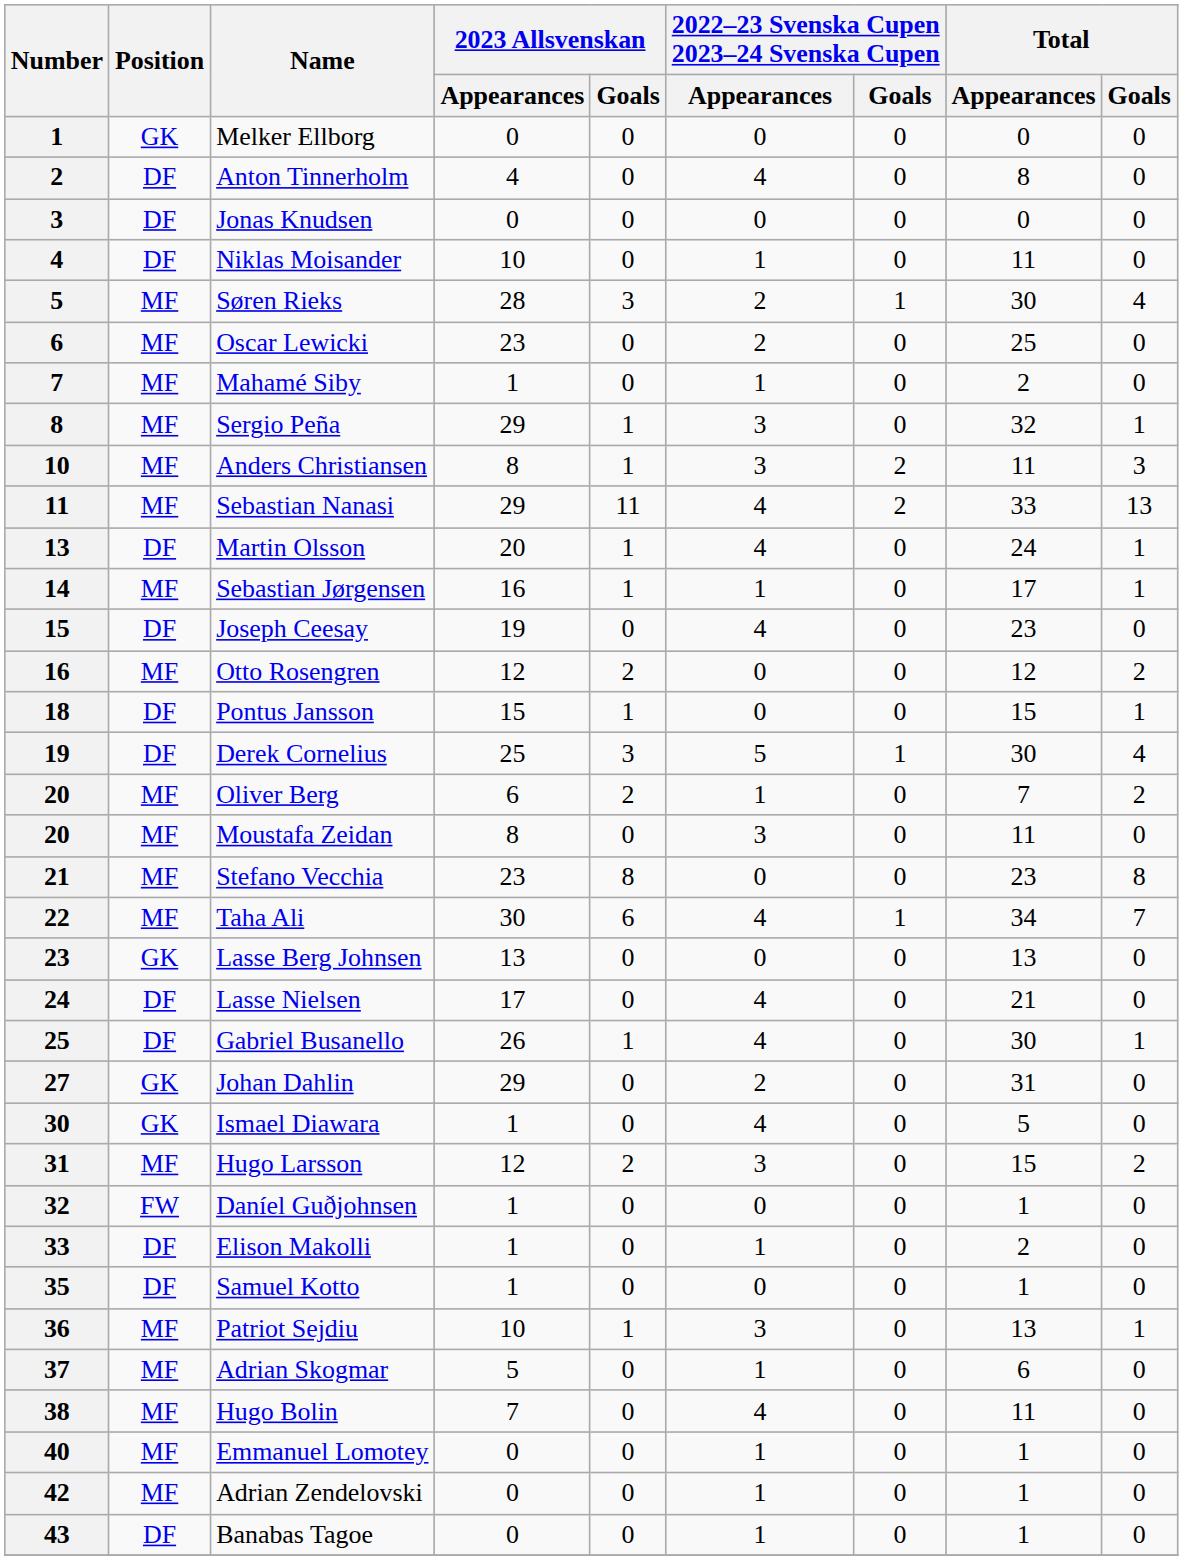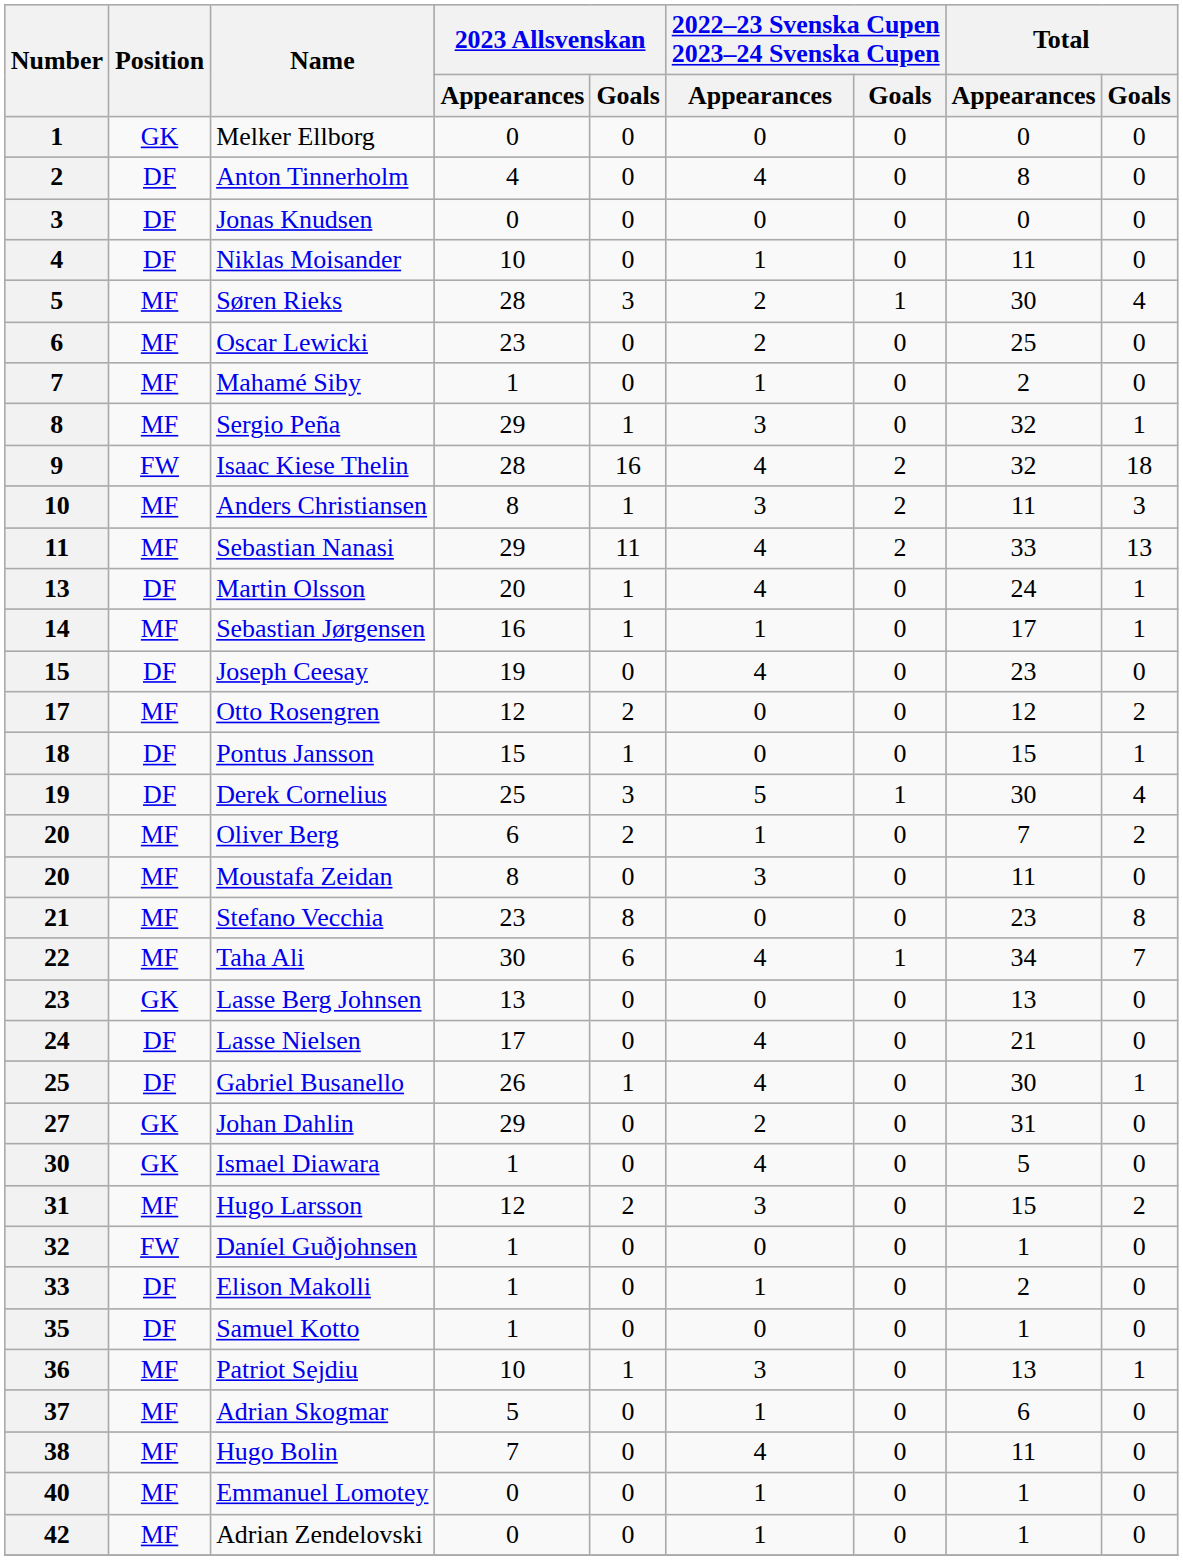+ row: (312, 465)
(57, 670) 16 -> (57, 711) 17
- row: (295, 1534)
